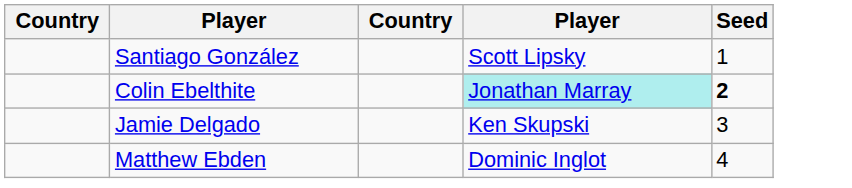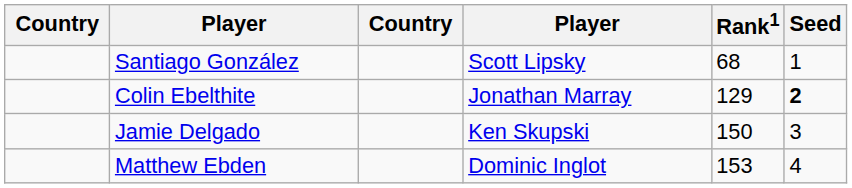+ column: (748, 24)
(550, 90) paleturquoise background -> (550, 96) no background
